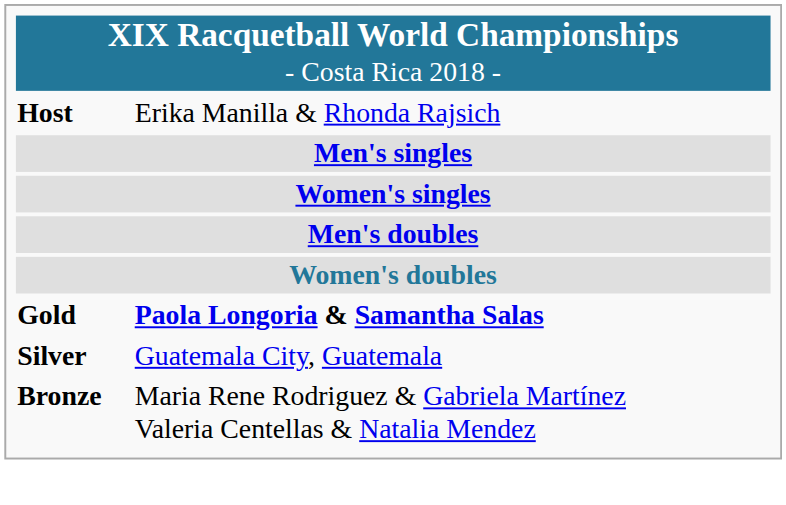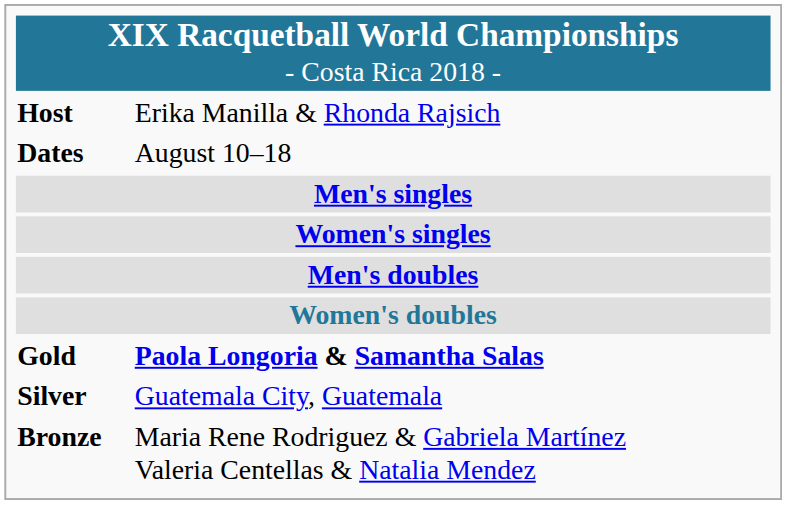+ row: (50, 152)
